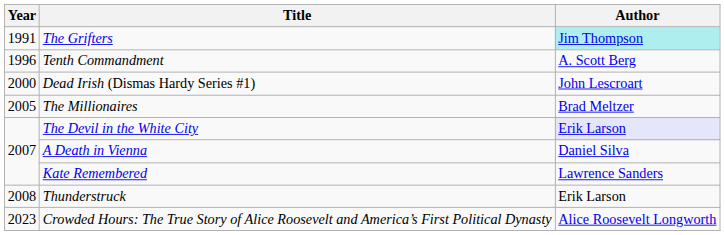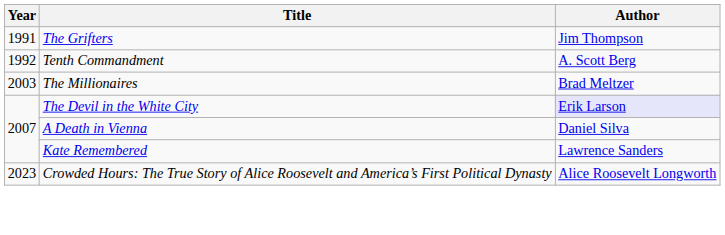(601, 38) paleturquoise background -> (601, 38) no background
(22, 60) 1996 -> (22, 60) 1992
- row: (149, 83)
(22, 106) 2005 -> (22, 83) 2003
- row: (84, 196)
